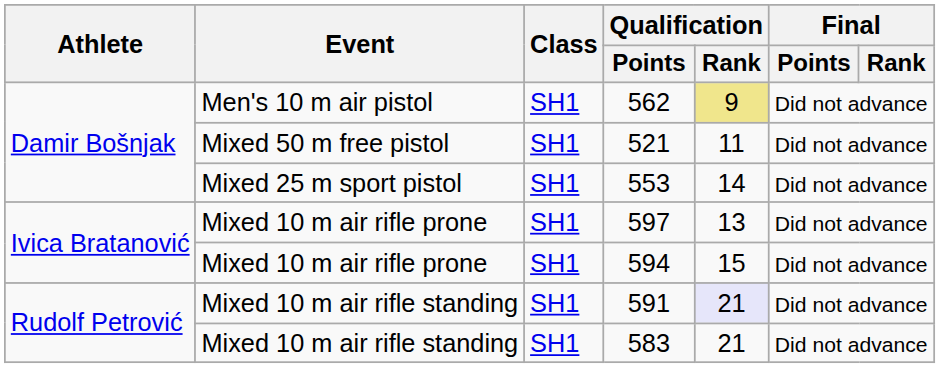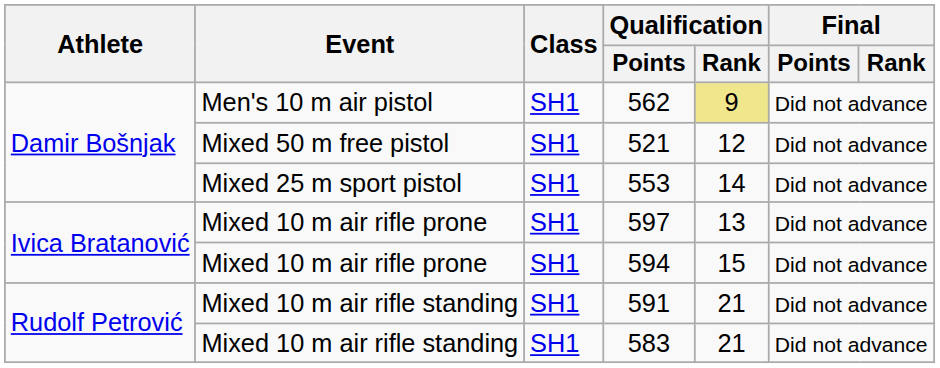(731, 143) 11 -> (731, 143) 12
(731, 303) lavender background -> (731, 303) no background
